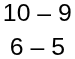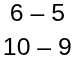rows swapped: (37, 12) <-> (37, 46)
